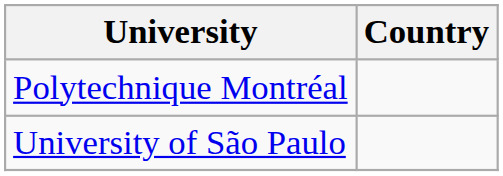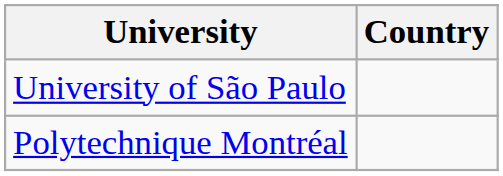rows swapped: (180, 87) <-> (179, 142)
